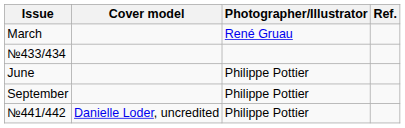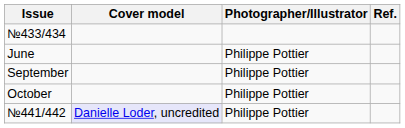- row: (25, 34)
+ row: (29, 93)
(147, 113) no background -> (147, 113) lavender background
